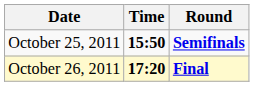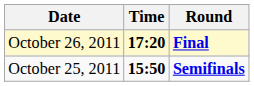rows swapped: (64, 42) <-> (64, 68)
